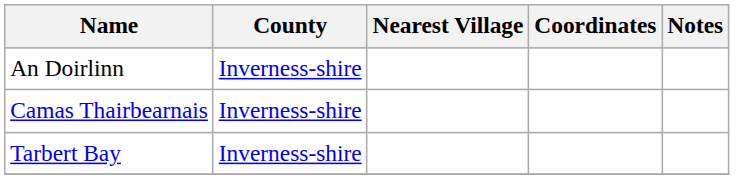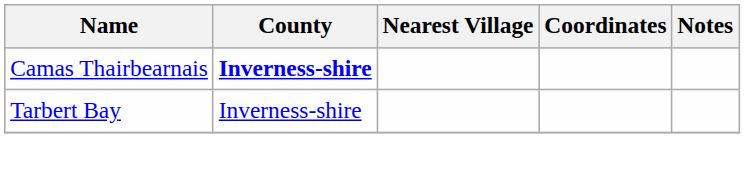- row: (67, 67)
(290, 110) normal -> (295, 67) bold
